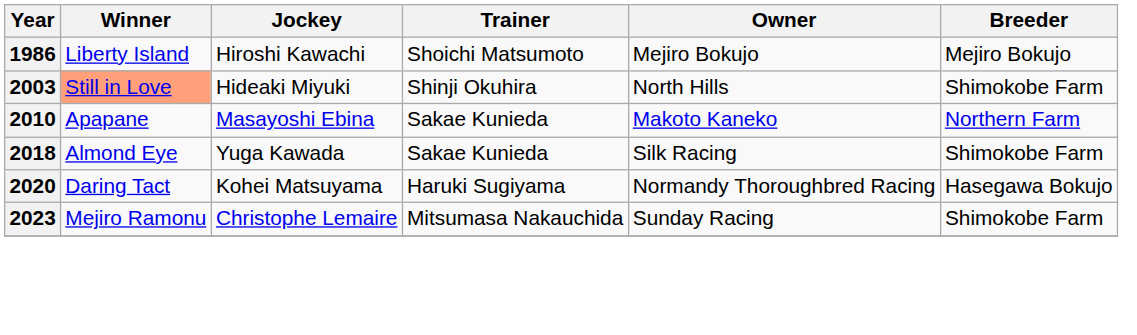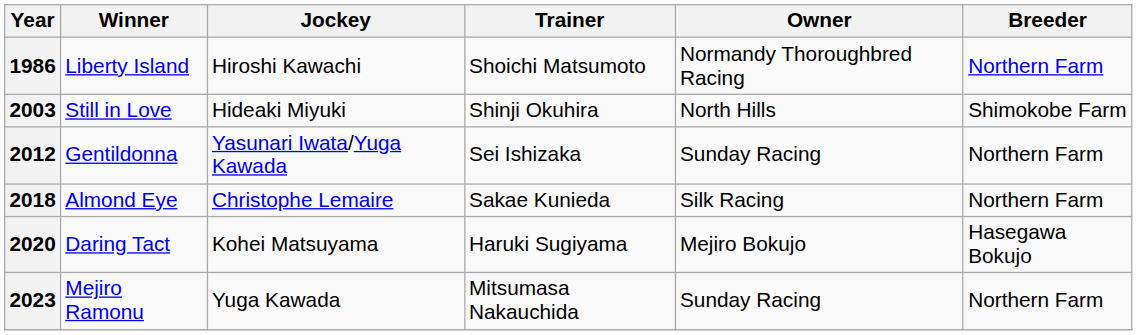(696, 53) Mejiro Bokujo -> (796, 65) Normandy Thoroughbred Racing
(1008, 53) Mejiro Bokujo -> (1036, 65) Northern Farm
(118, 86) lightsalmon background -> (118, 110) no background
- row: (33, 119)
+ row: (33, 155)
(280, 152) Yuga Kawada -> (303, 199) Christophe Lemaire
(1024, 152) Shimokobe Farm -> (1036, 199) Northern Farm
(784, 185) Normandy Thoroughbred Racing -> (743, 244) Mejiro Bokujo
(307, 218) Christophe Lemaire -> (276, 300) Yuga Kawada
(1024, 218) Shimokobe Farm -> (1036, 300) Northern Farm
